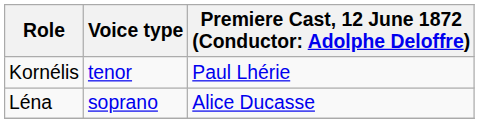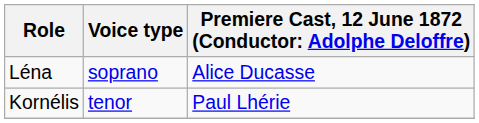rows swapped: (44, 72) <-> (31, 103)
